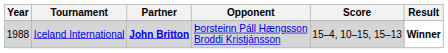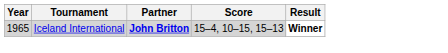- column: (251, 13)
(18, 34) 1988 -> (18, 29) 1965
